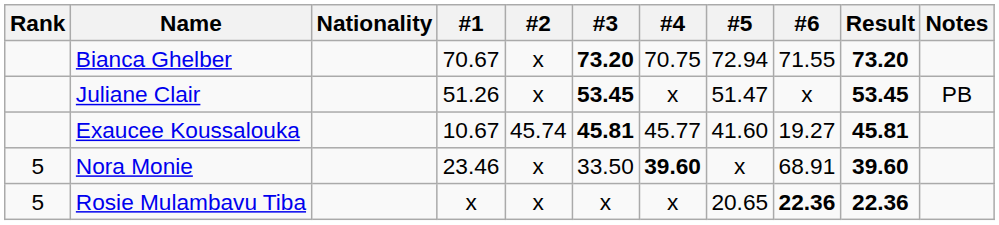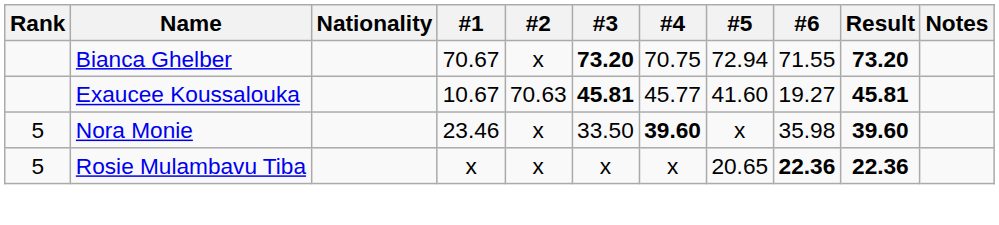- row: (138, 95)
(538, 130) 45.74 -> (538, 95) 70.63
(807, 166) 68.91 -> (807, 130) 35.98
